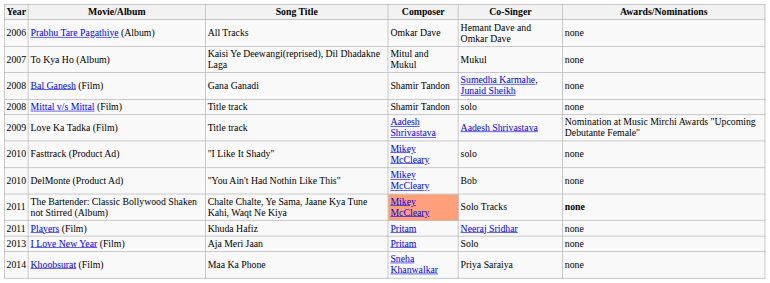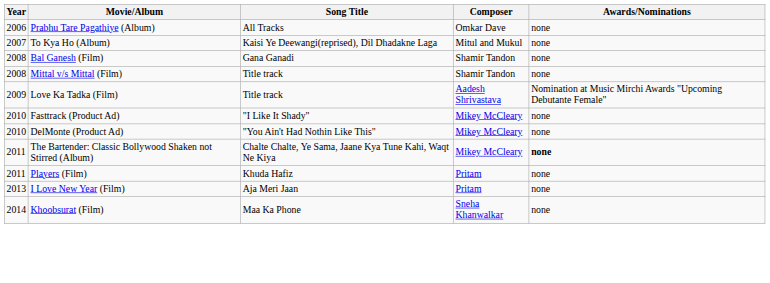- column: (510, 12)
(410, 207) lightsalmon background -> (489, 152) no background
